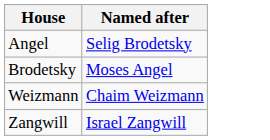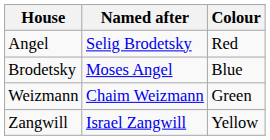+ column: (236, 17)
